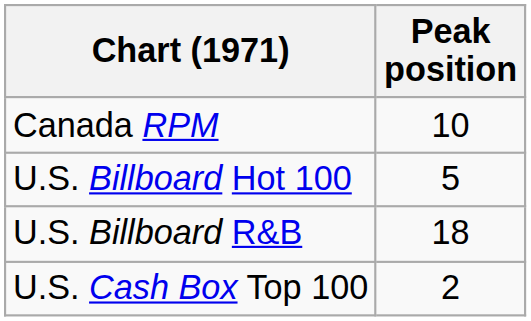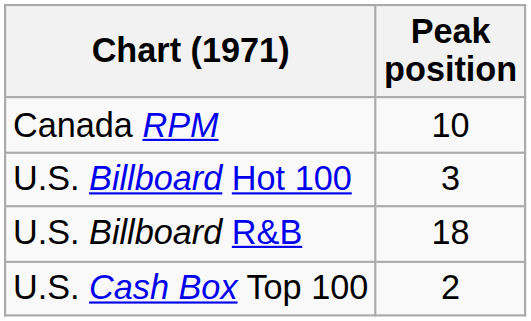(451, 178) 5 -> (451, 178) 3
